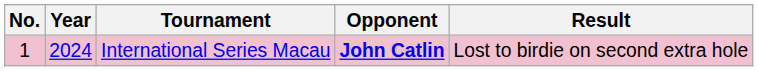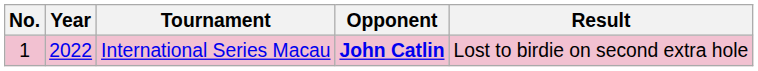(71, 51) 2024 -> (71, 51) 2022
